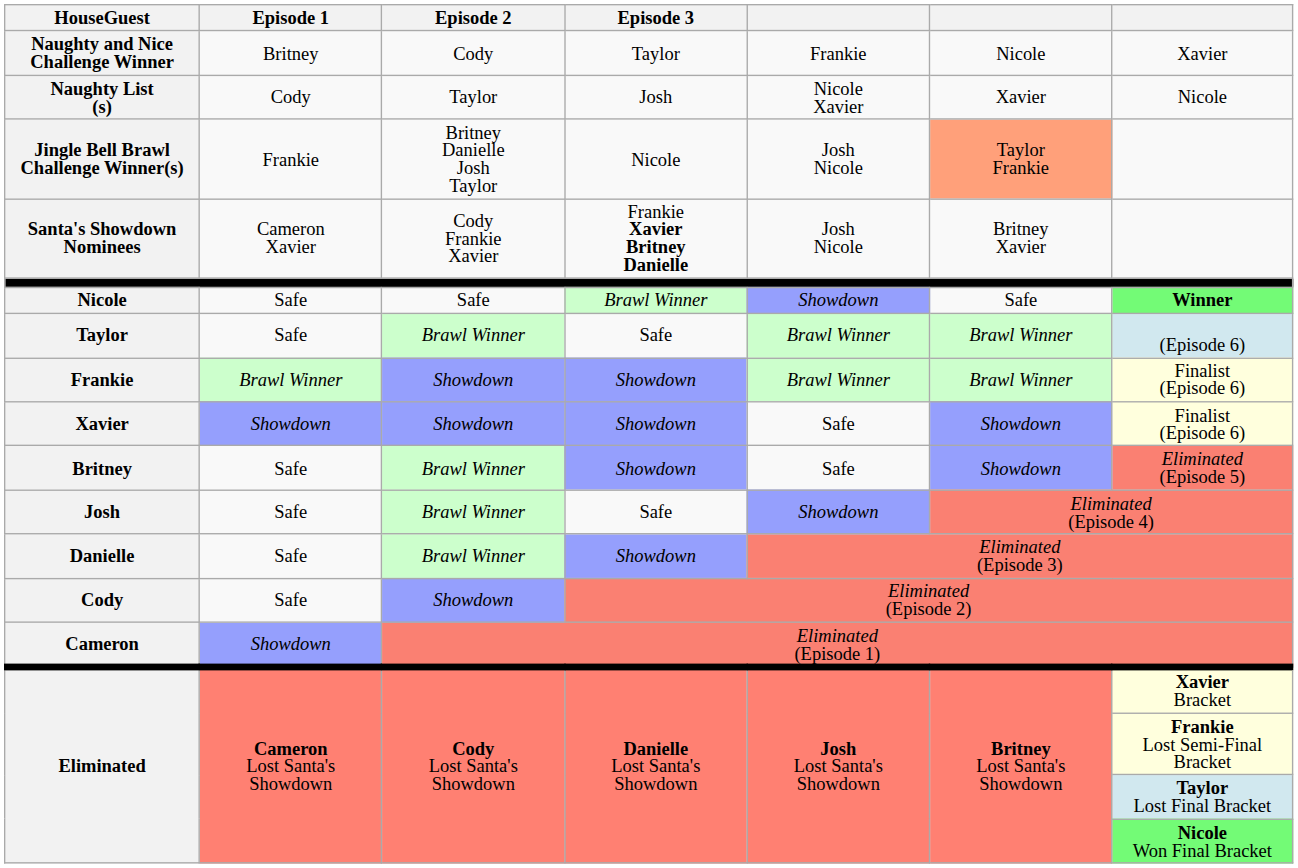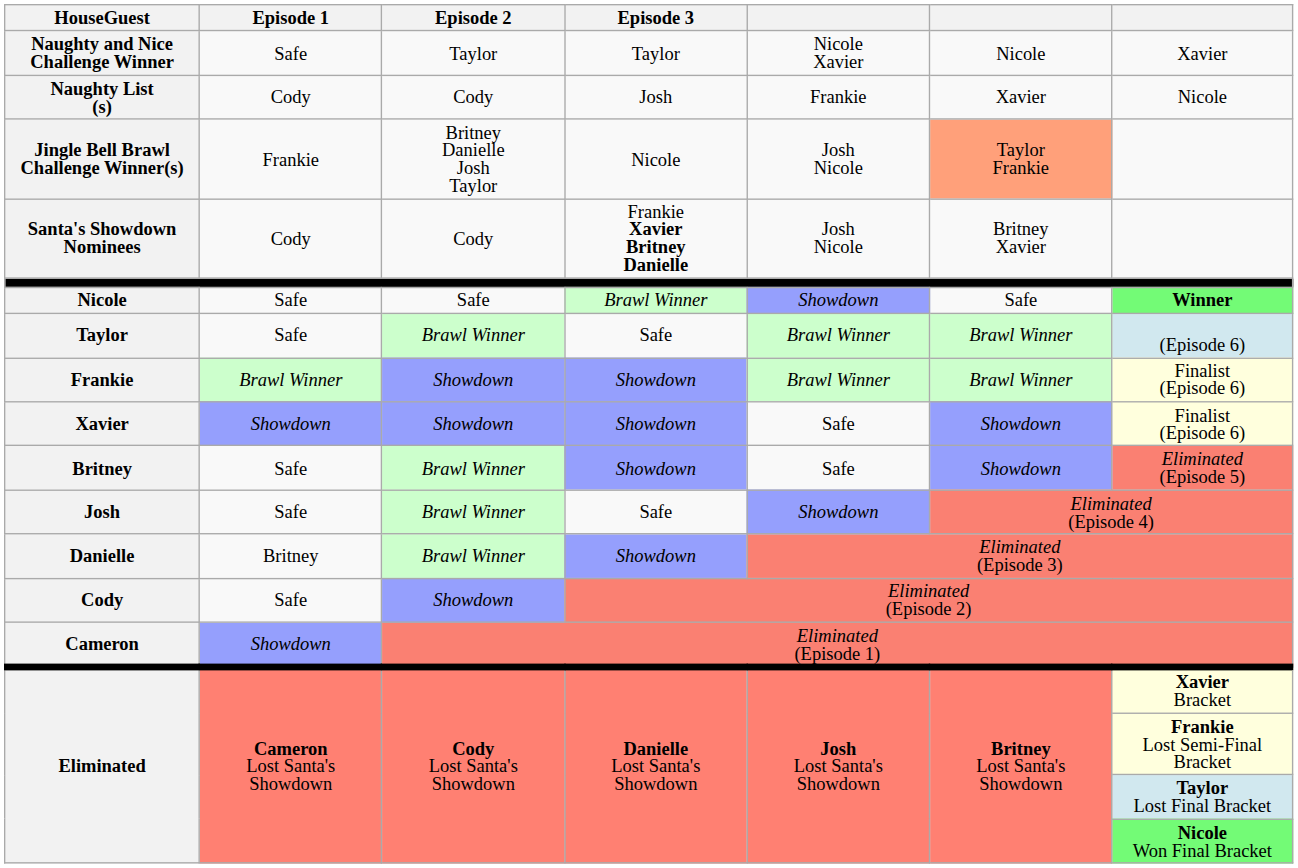(291, 53) Britney -> (291, 53) Safe
(473, 53) Cody -> (473, 53) Taylor
(838, 53) Frankie -> (838, 53) Nicole Xavier
(473, 97) Taylor -> (473, 97) Cody
(838, 97) Nicole Xavier -> (838, 97) Frankie
(291, 238) Cameron Xavier -> (291, 238) Cody
(473, 238) Cody Frankie Xavier -> (473, 238) Cody
(291, 556) Safe -> (291, 556) Britney
